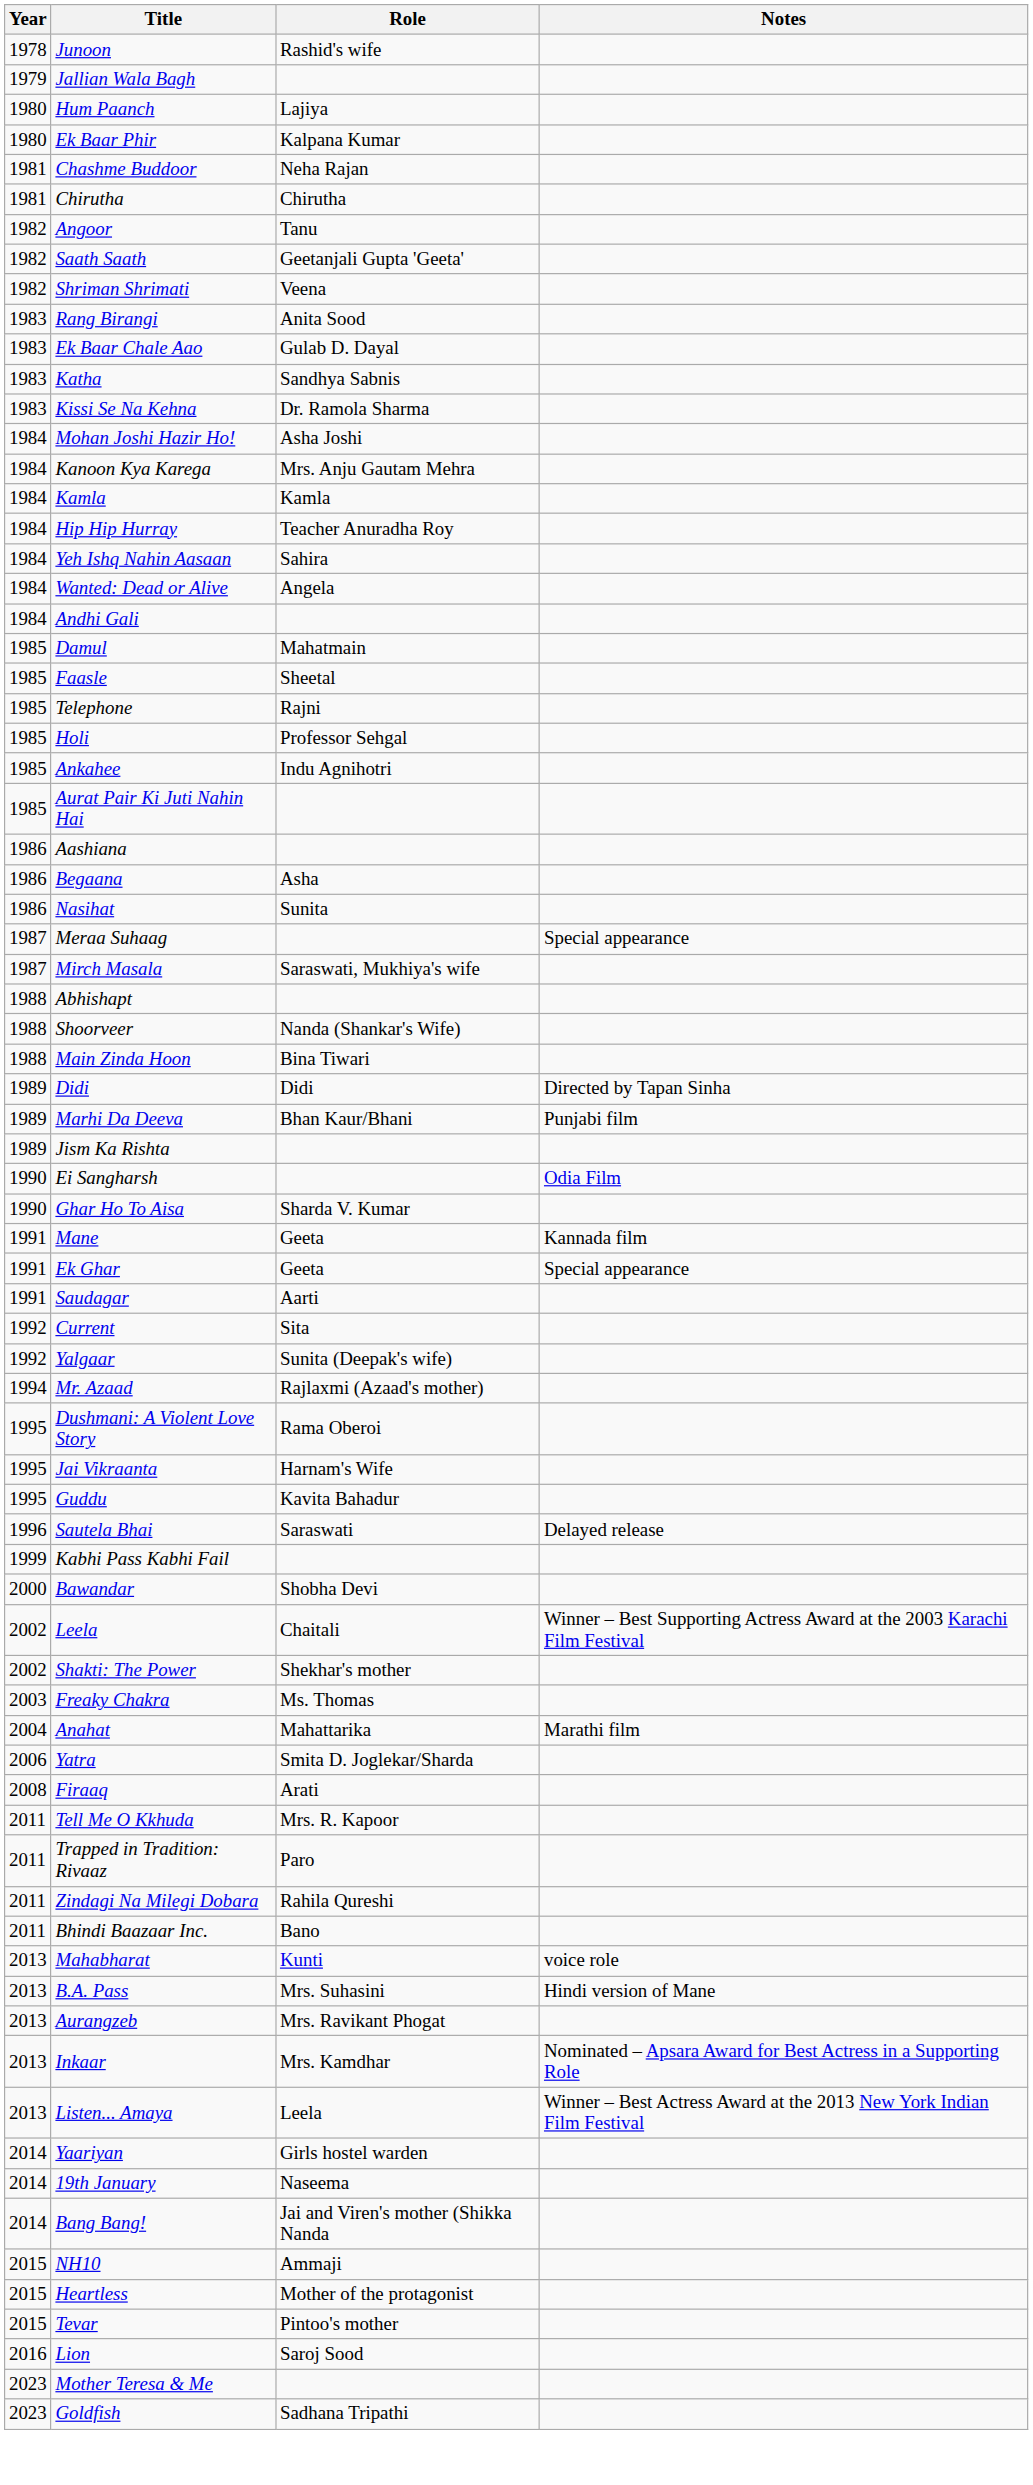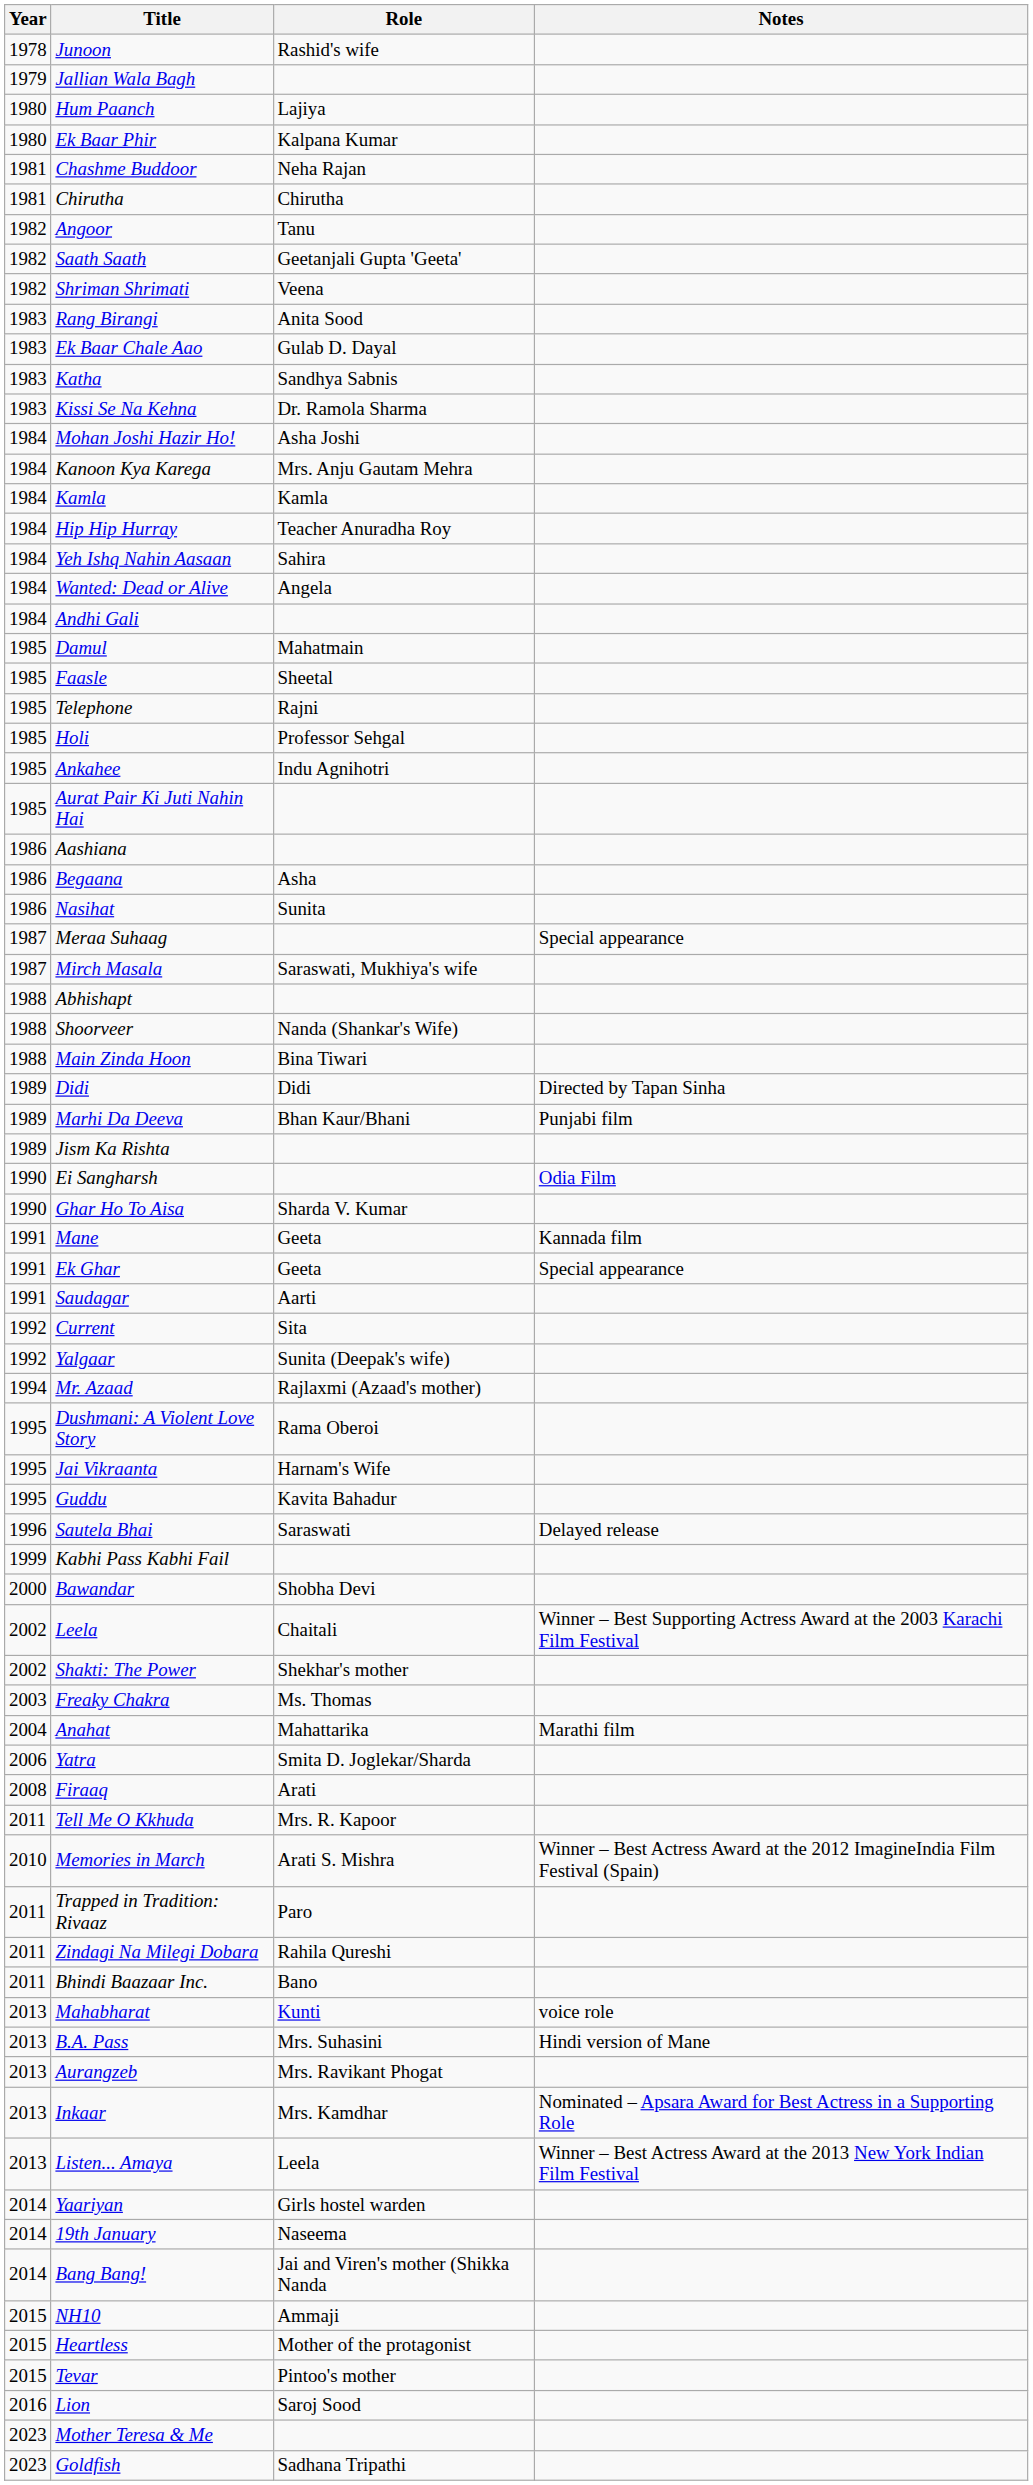+ row: (130, 1860)
